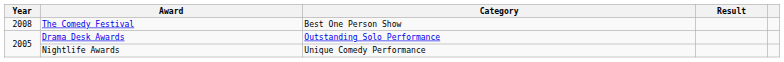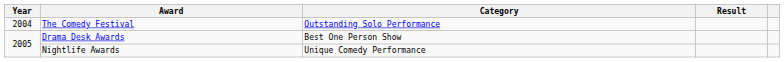(22, 24) 2008 -> (22, 24) 2004
(353, 24) Best One Person Show -> (372, 24) Outstanding Solo Performance
(372, 37) Outstanding Solo Performance -> (353, 37) Best One Person Show
